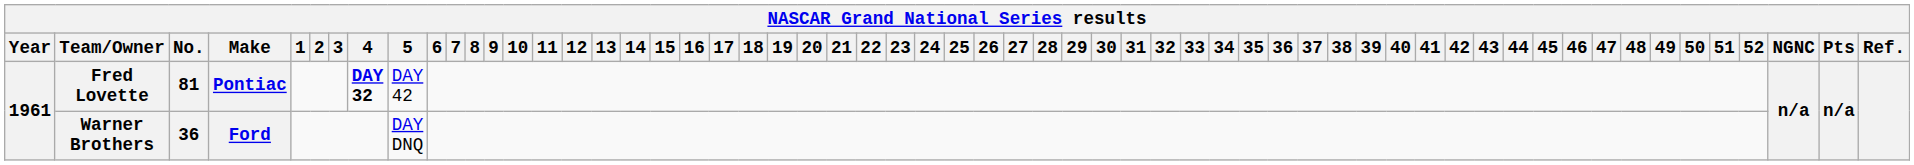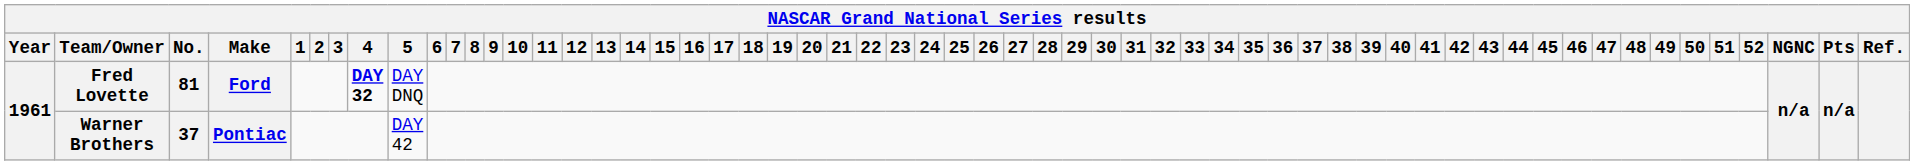(250, 86) Pontiac -> (250, 86) Ford
(408, 86) DAY 42 -> (408, 86) DAY DNQ
(189, 135) 36 -> (189, 135) 37
(250, 135) Ford -> (250, 135) Pontiac
(408, 135) DAY DNQ -> (408, 135) DAY 42
